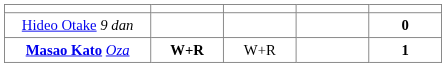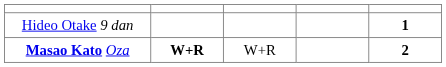(405, 25) 0 -> (405, 25) 1
(405, 50) 1 -> (405, 50) 2
